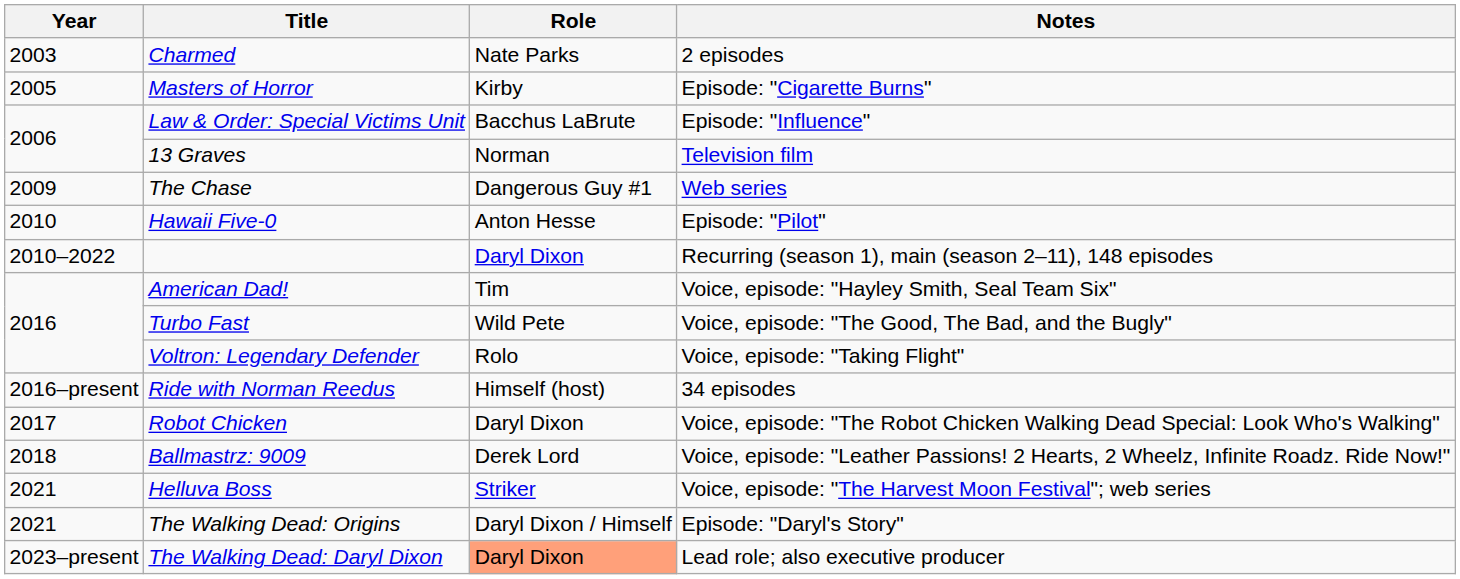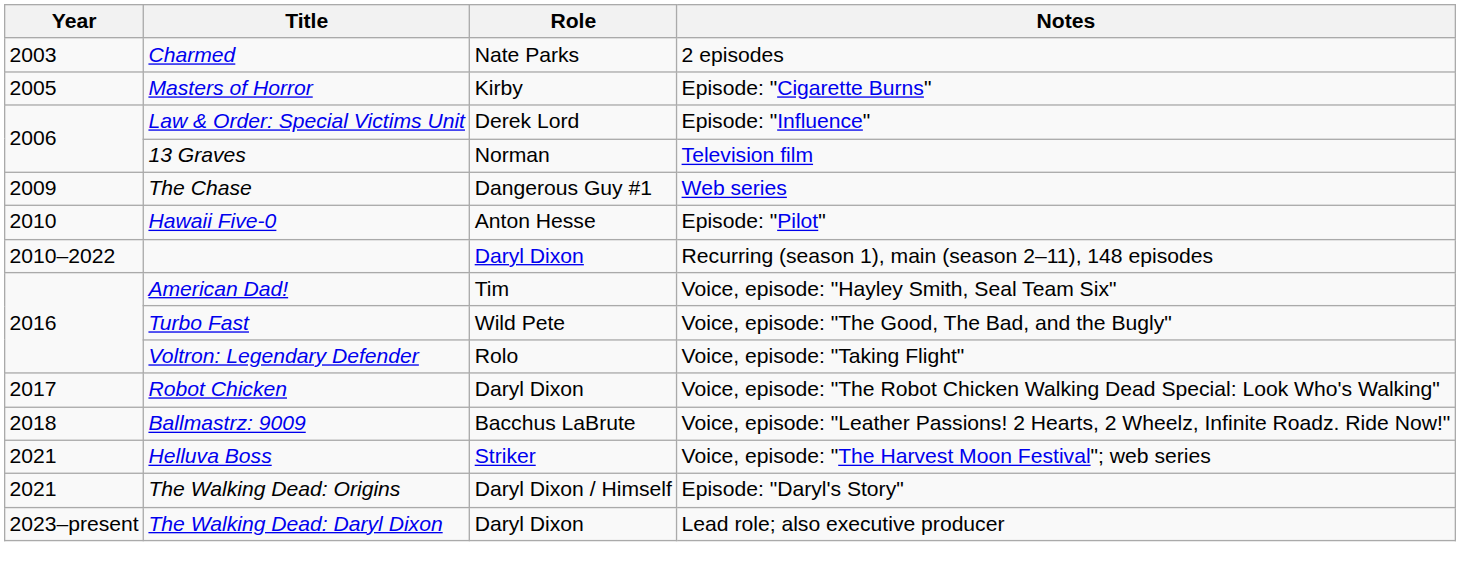(555, 121) Bacchus LaBrute -> (527, 121) Derek Lord
- row: (272, 389)
(527, 456) Derek Lord -> (555, 423) Bacchus LaBrute
(529, 557) lightsalmon background -> (529, 523) no background
